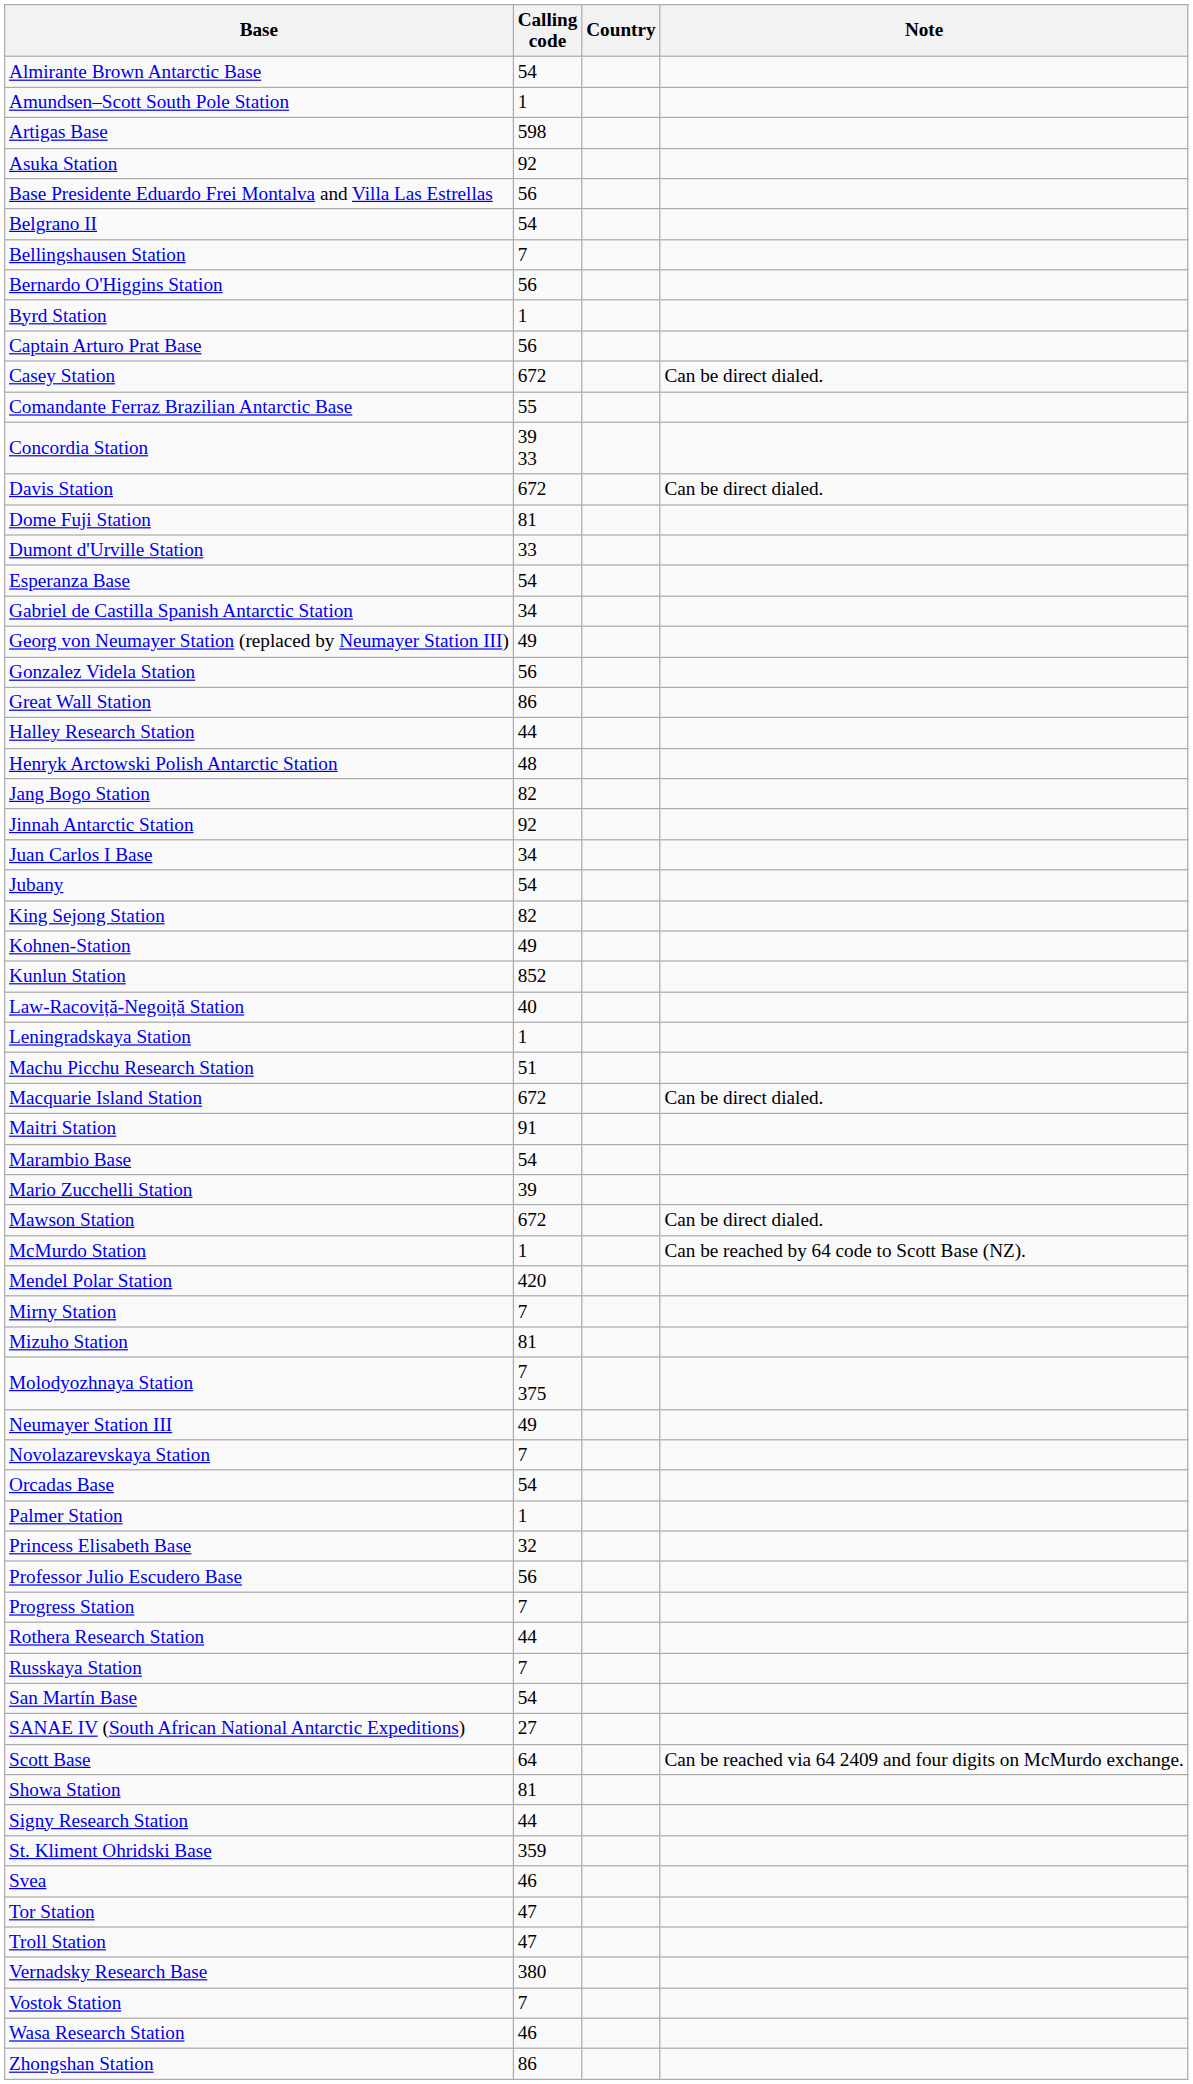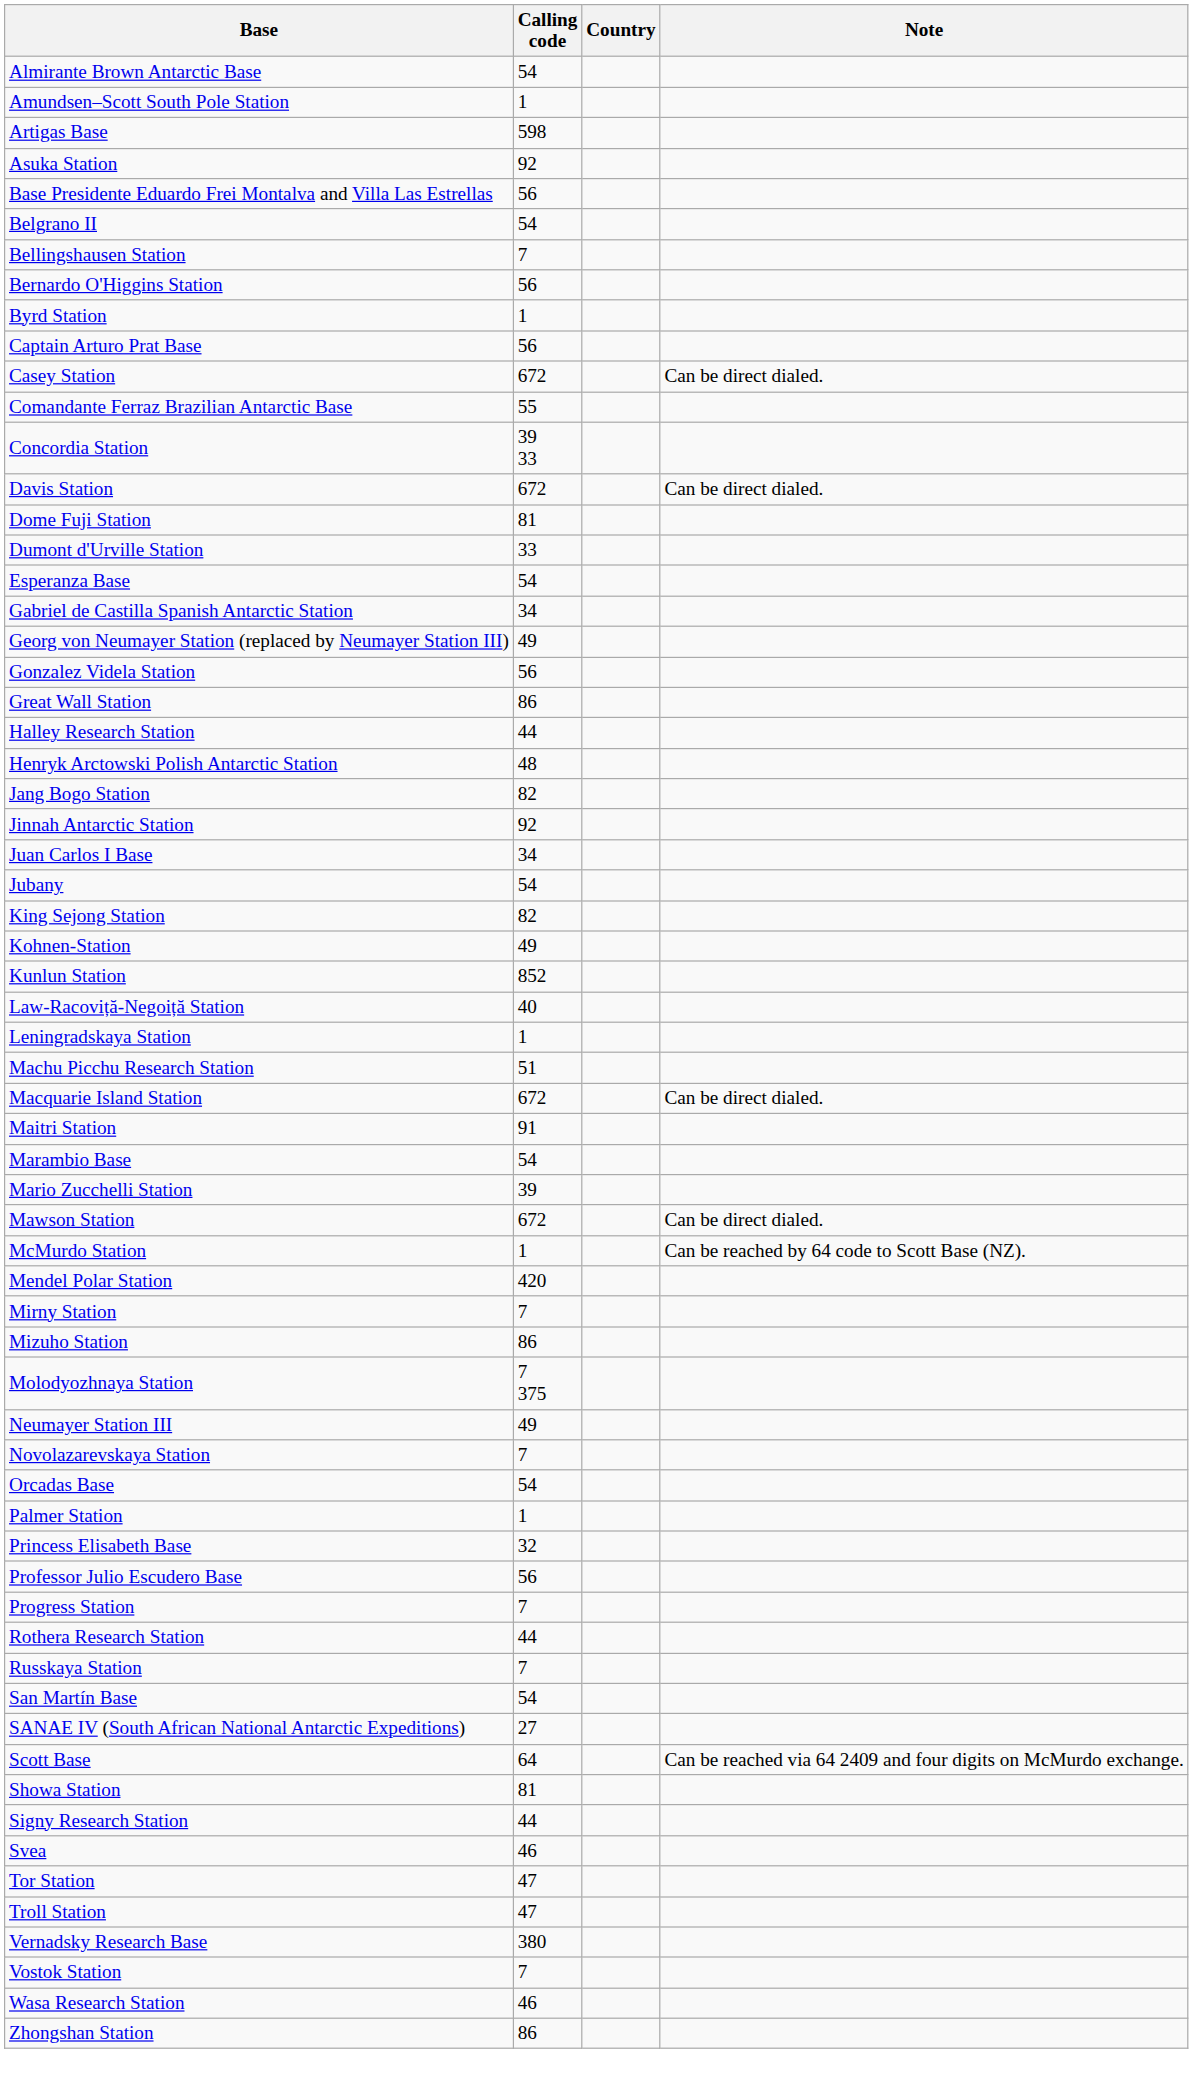(527, 1341) 81 -> (527, 1341) 86
- row: (110, 1850)
